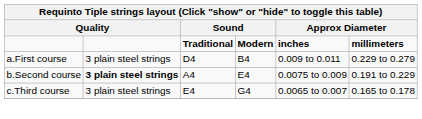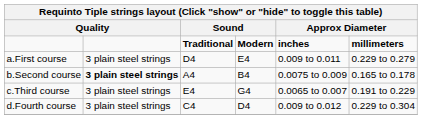(244, 59) B4 -> (244, 59) E4
(244, 75) E4 -> (244, 75) B4
(383, 75) 0.191 to 0.229 -> (383, 75) 0.165 to 0.178
(383, 91) 0.165 to 0.178 -> (383, 91) 0.191 to 0.229
+ row: (41, 106)
